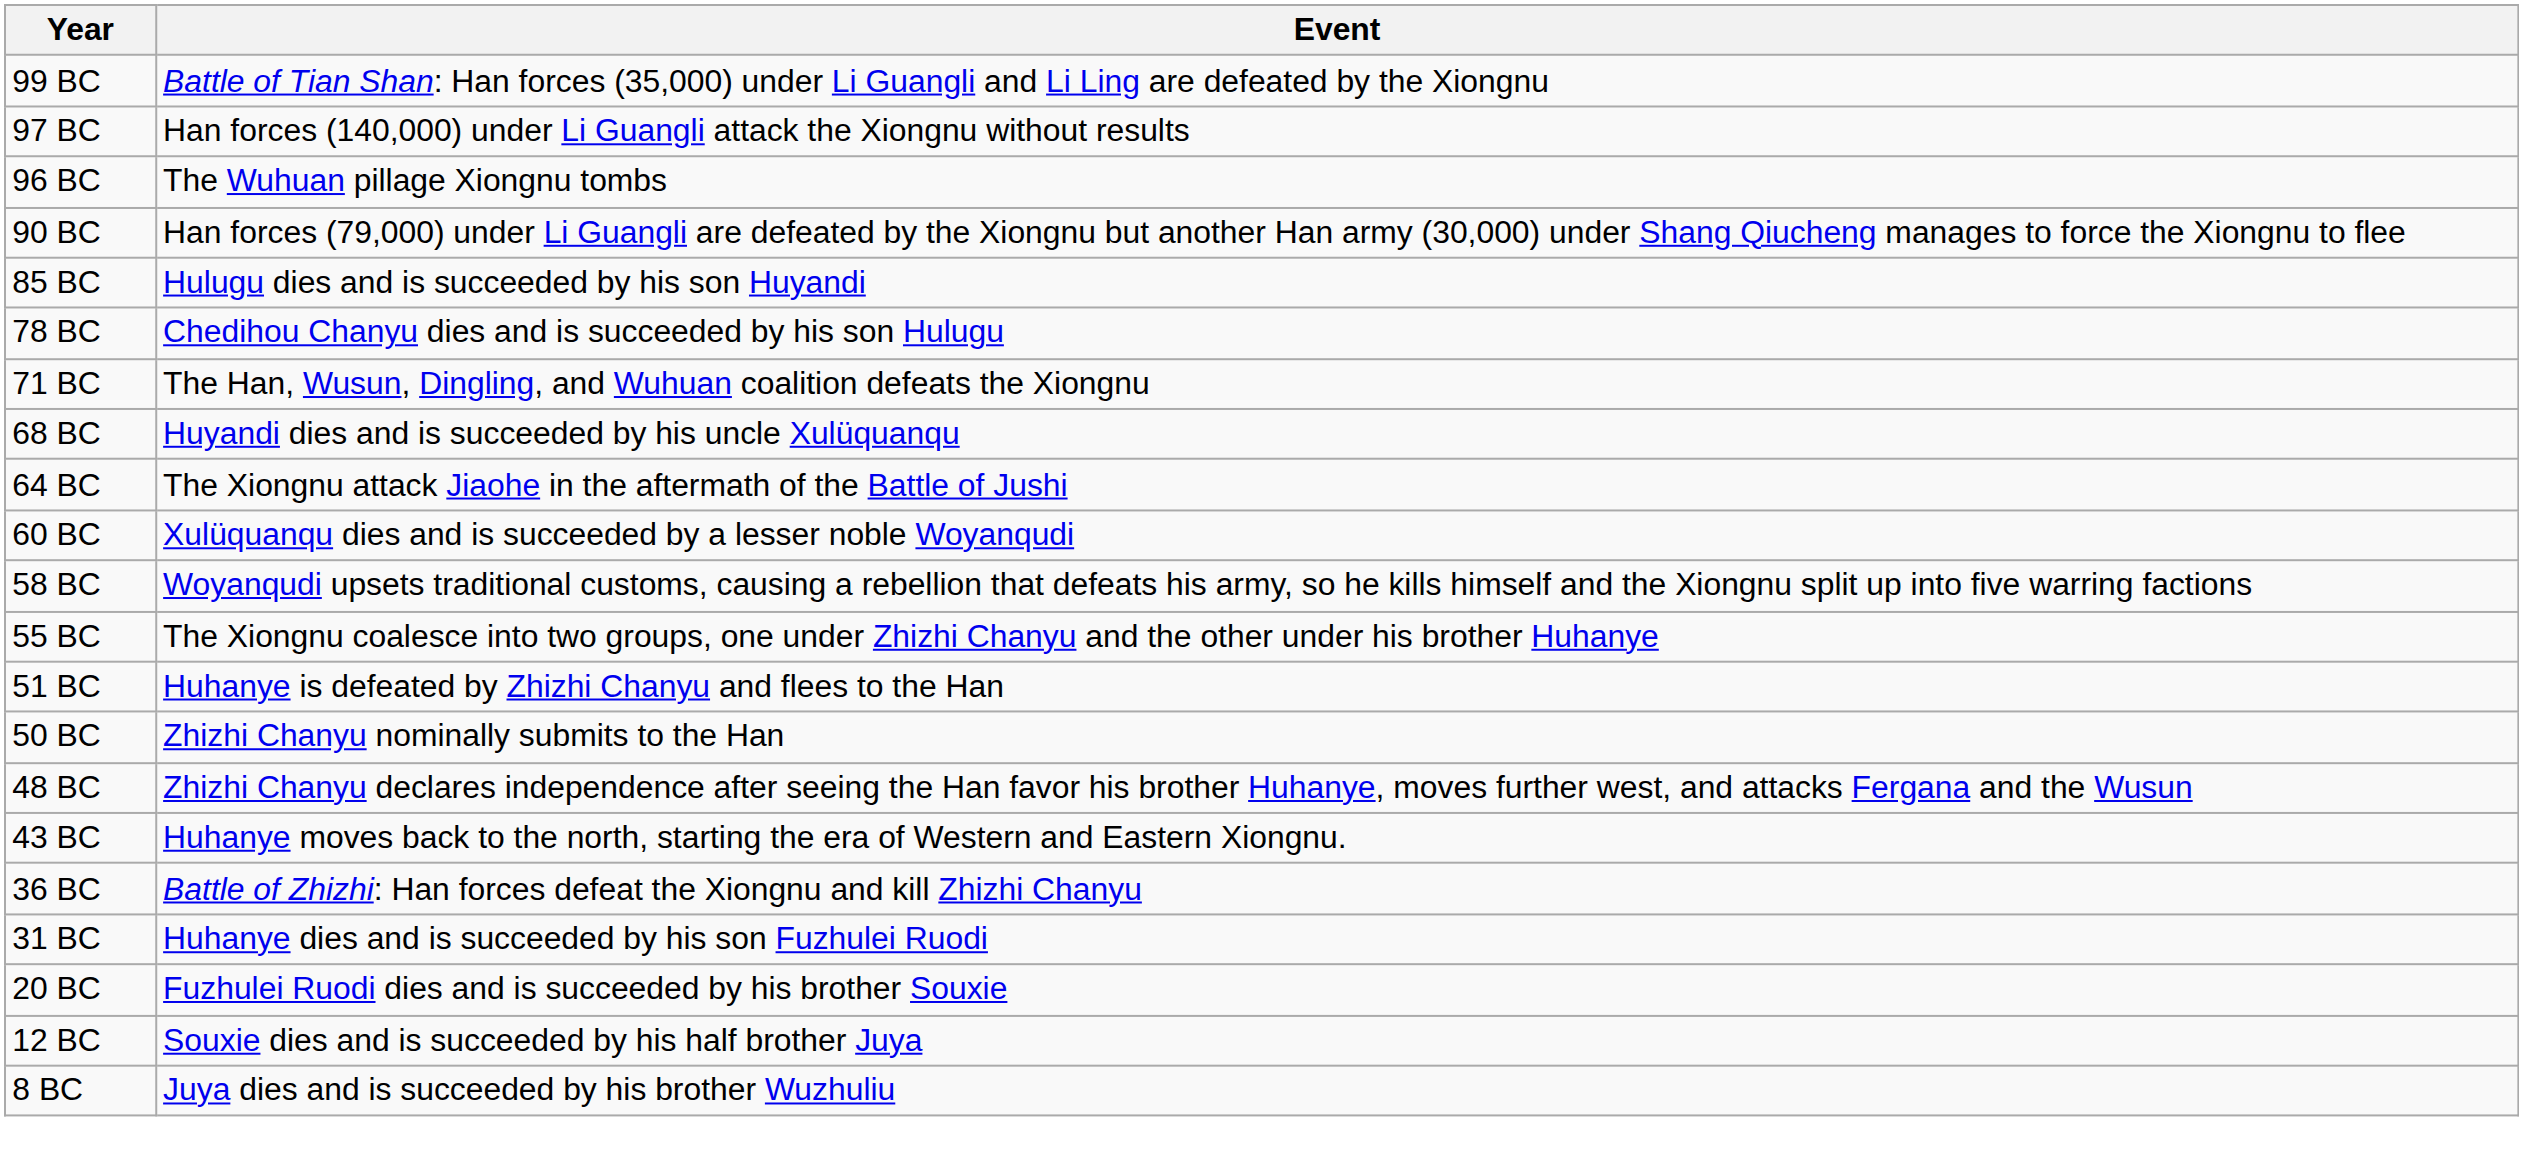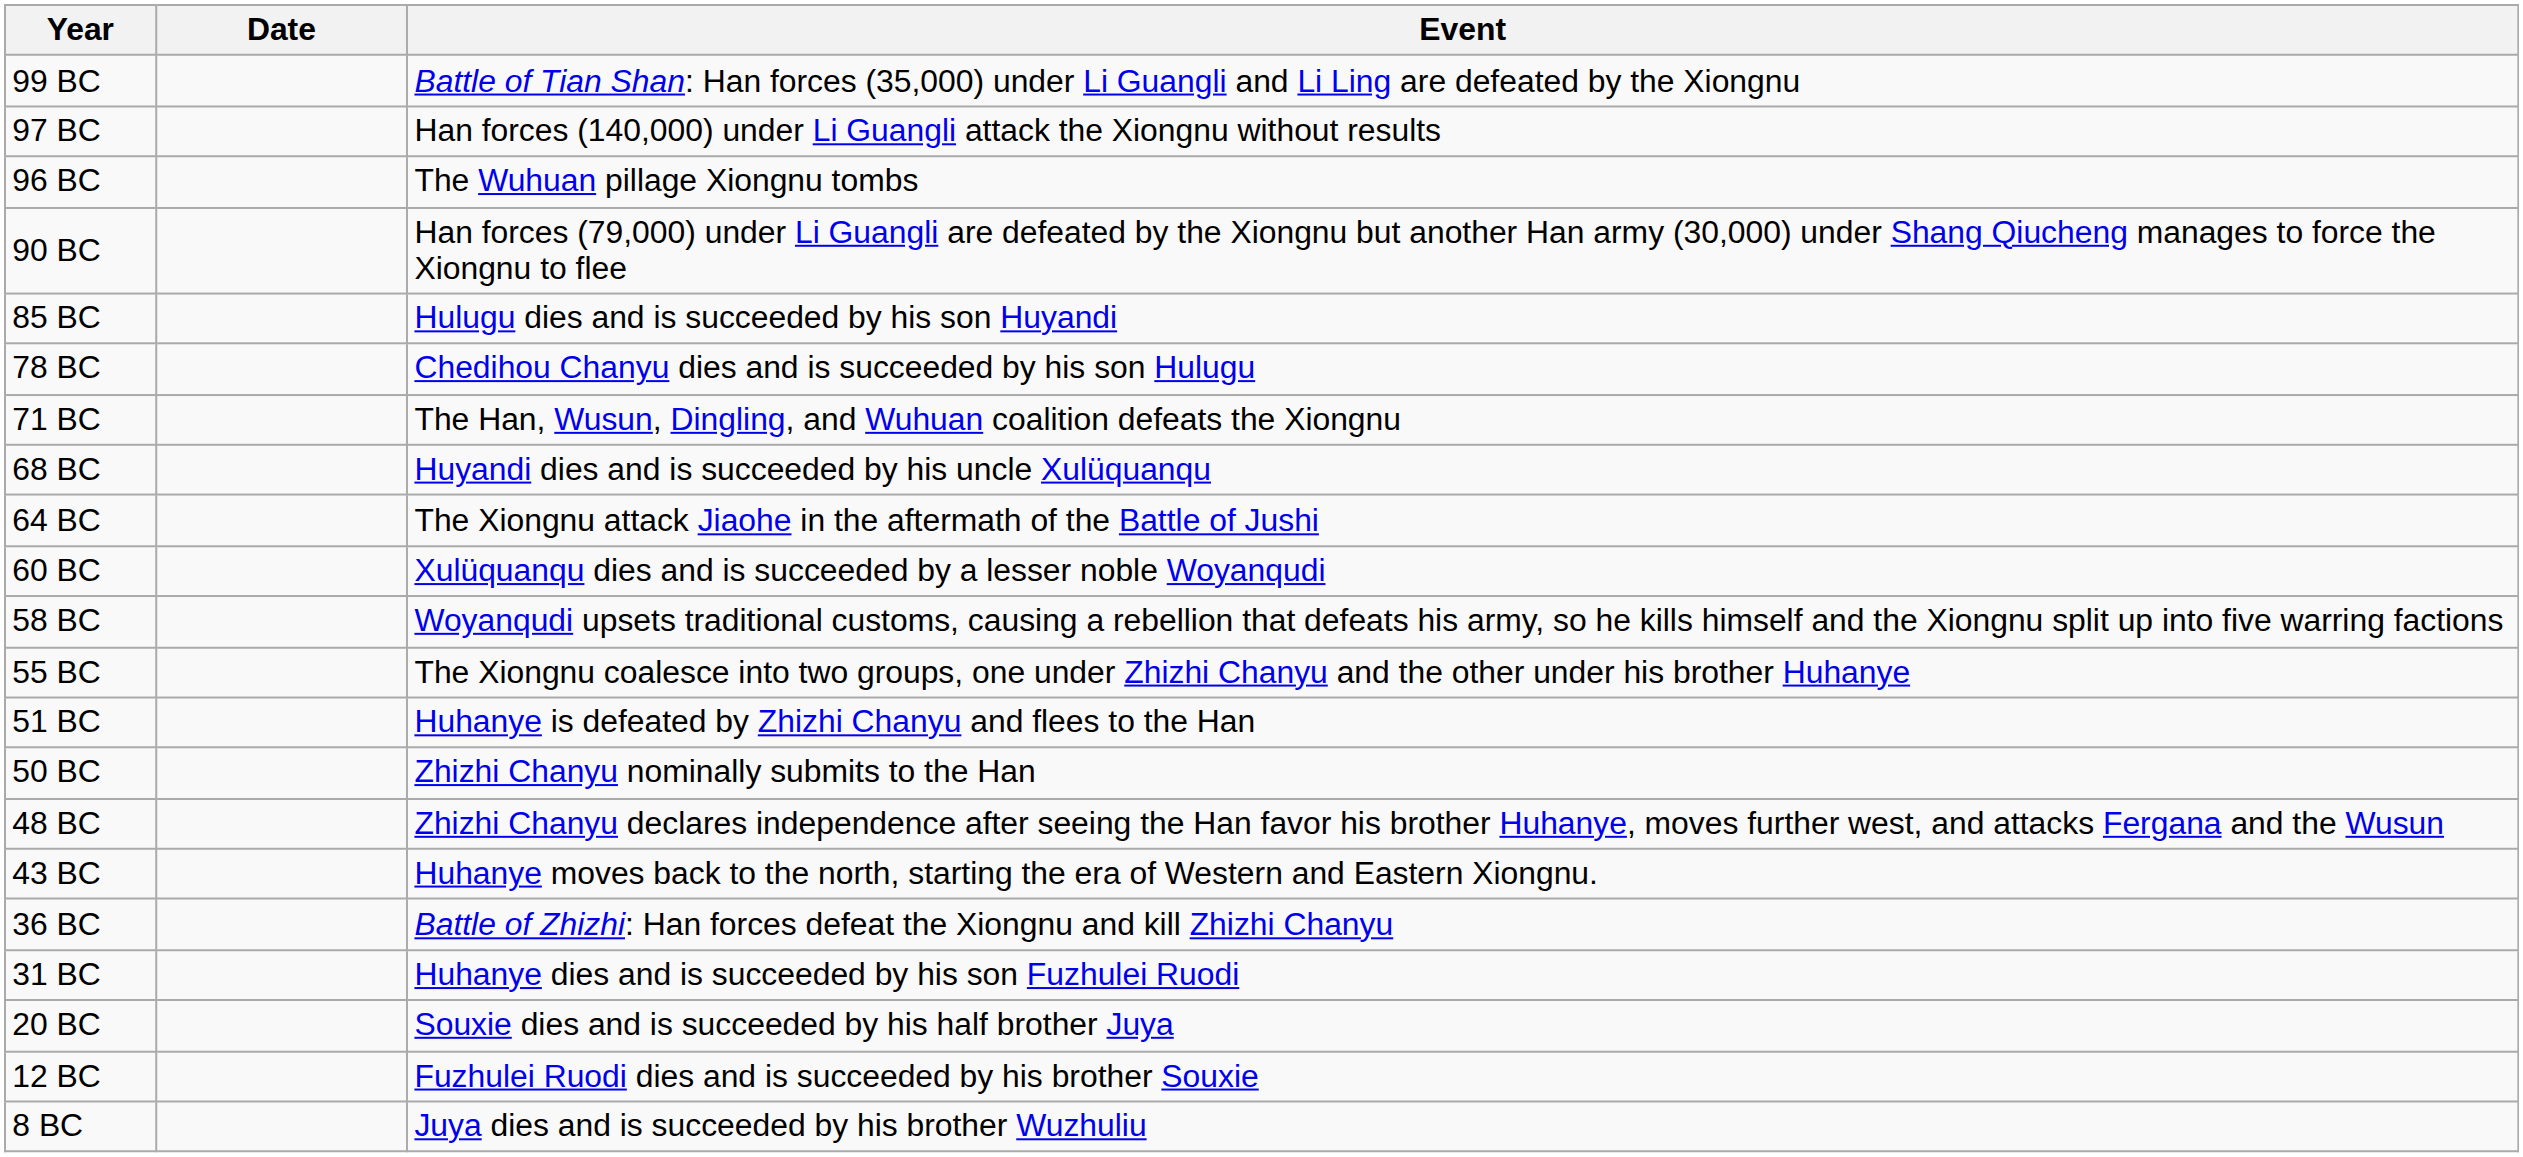+ column: (281, 29)
(585, 989) Fuzhulei Ruodi dies and is succeeded by his brother Souxie -> (794, 1024) Souxie dies and is succeeded by his half brother Juya
(543, 1039) Souxie dies and is succeeded by his half brother Juya -> (837, 1075) Fuzhulei Ruodi dies and is succeeded by his brother Souxie
